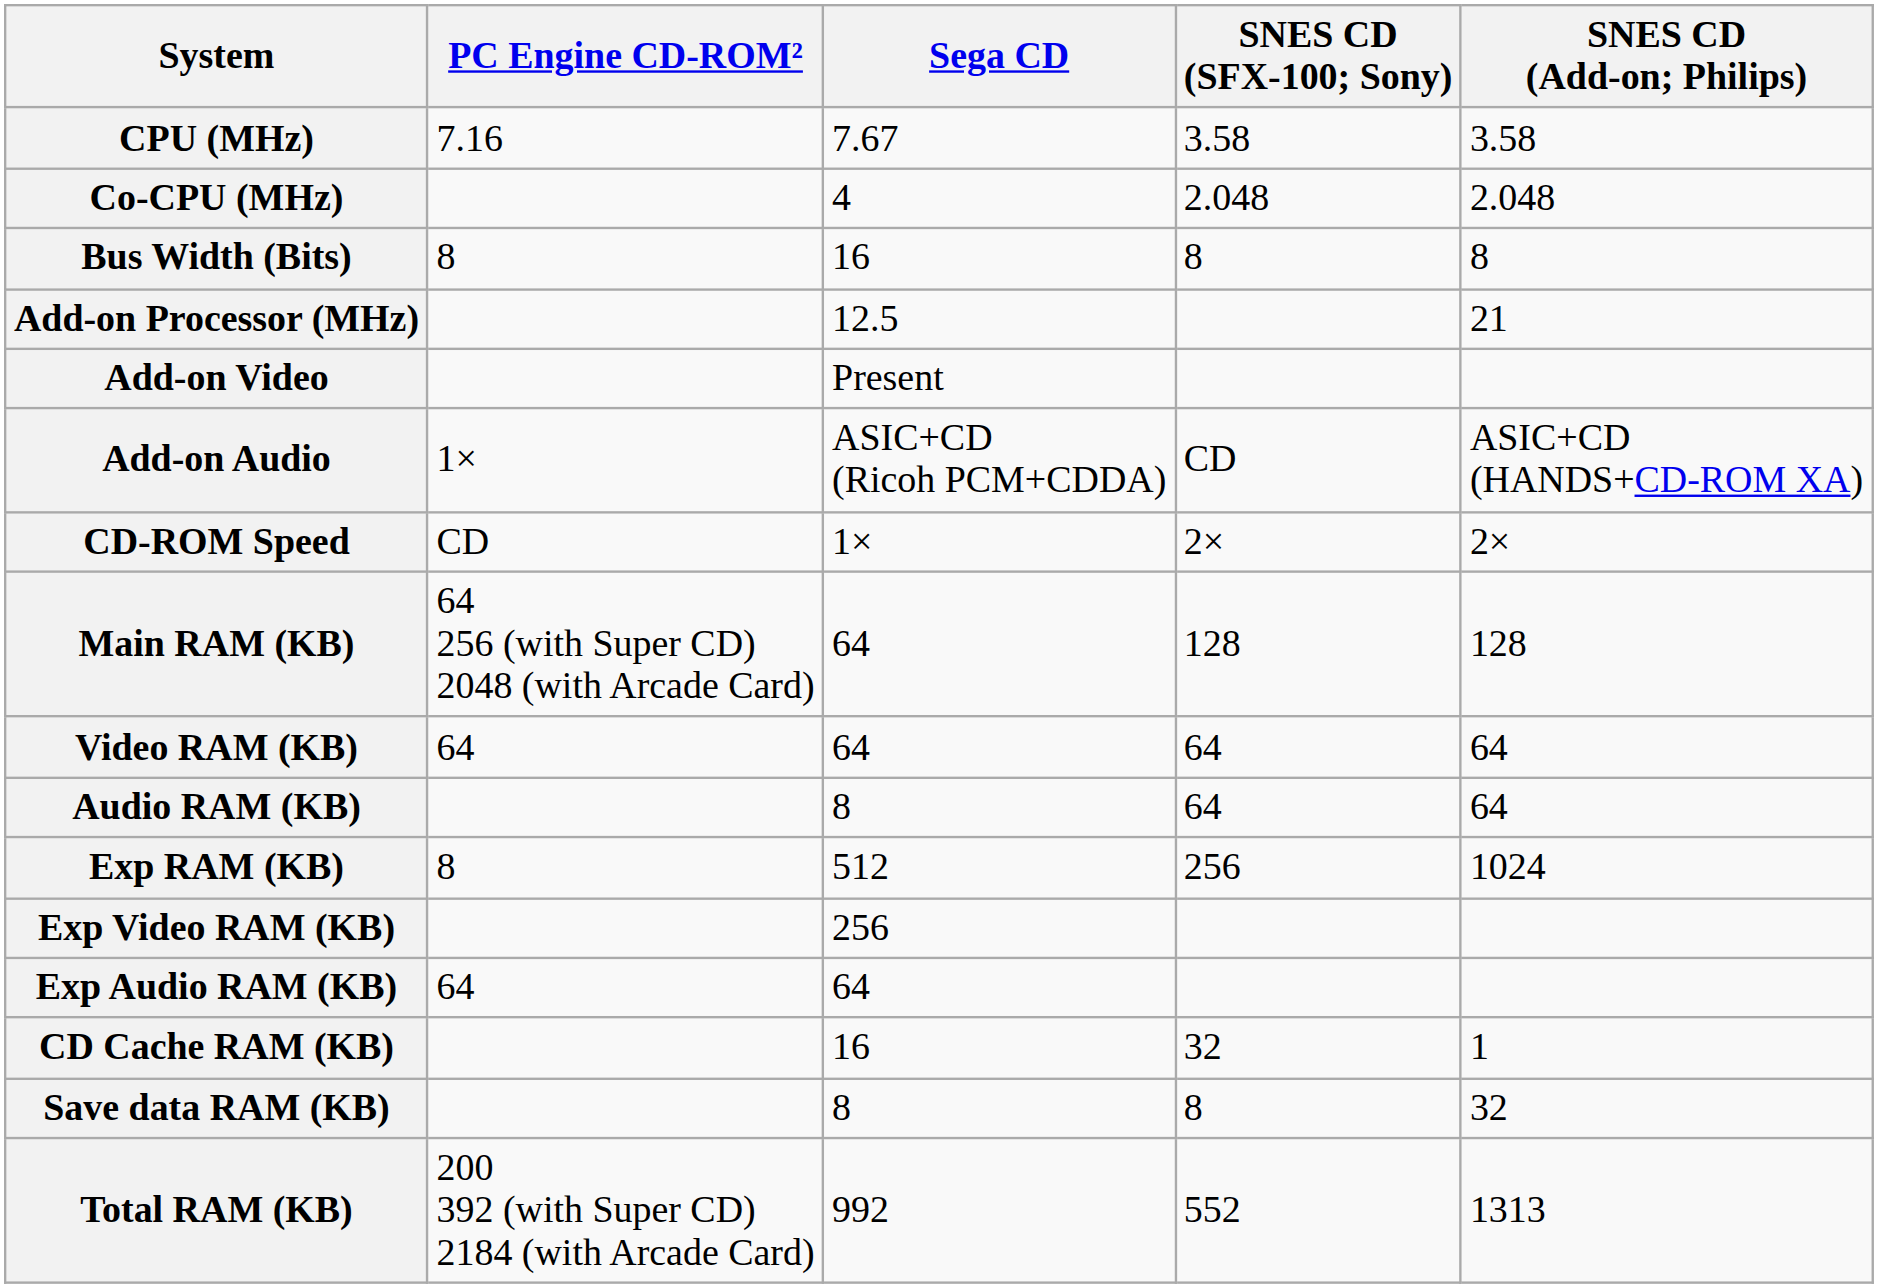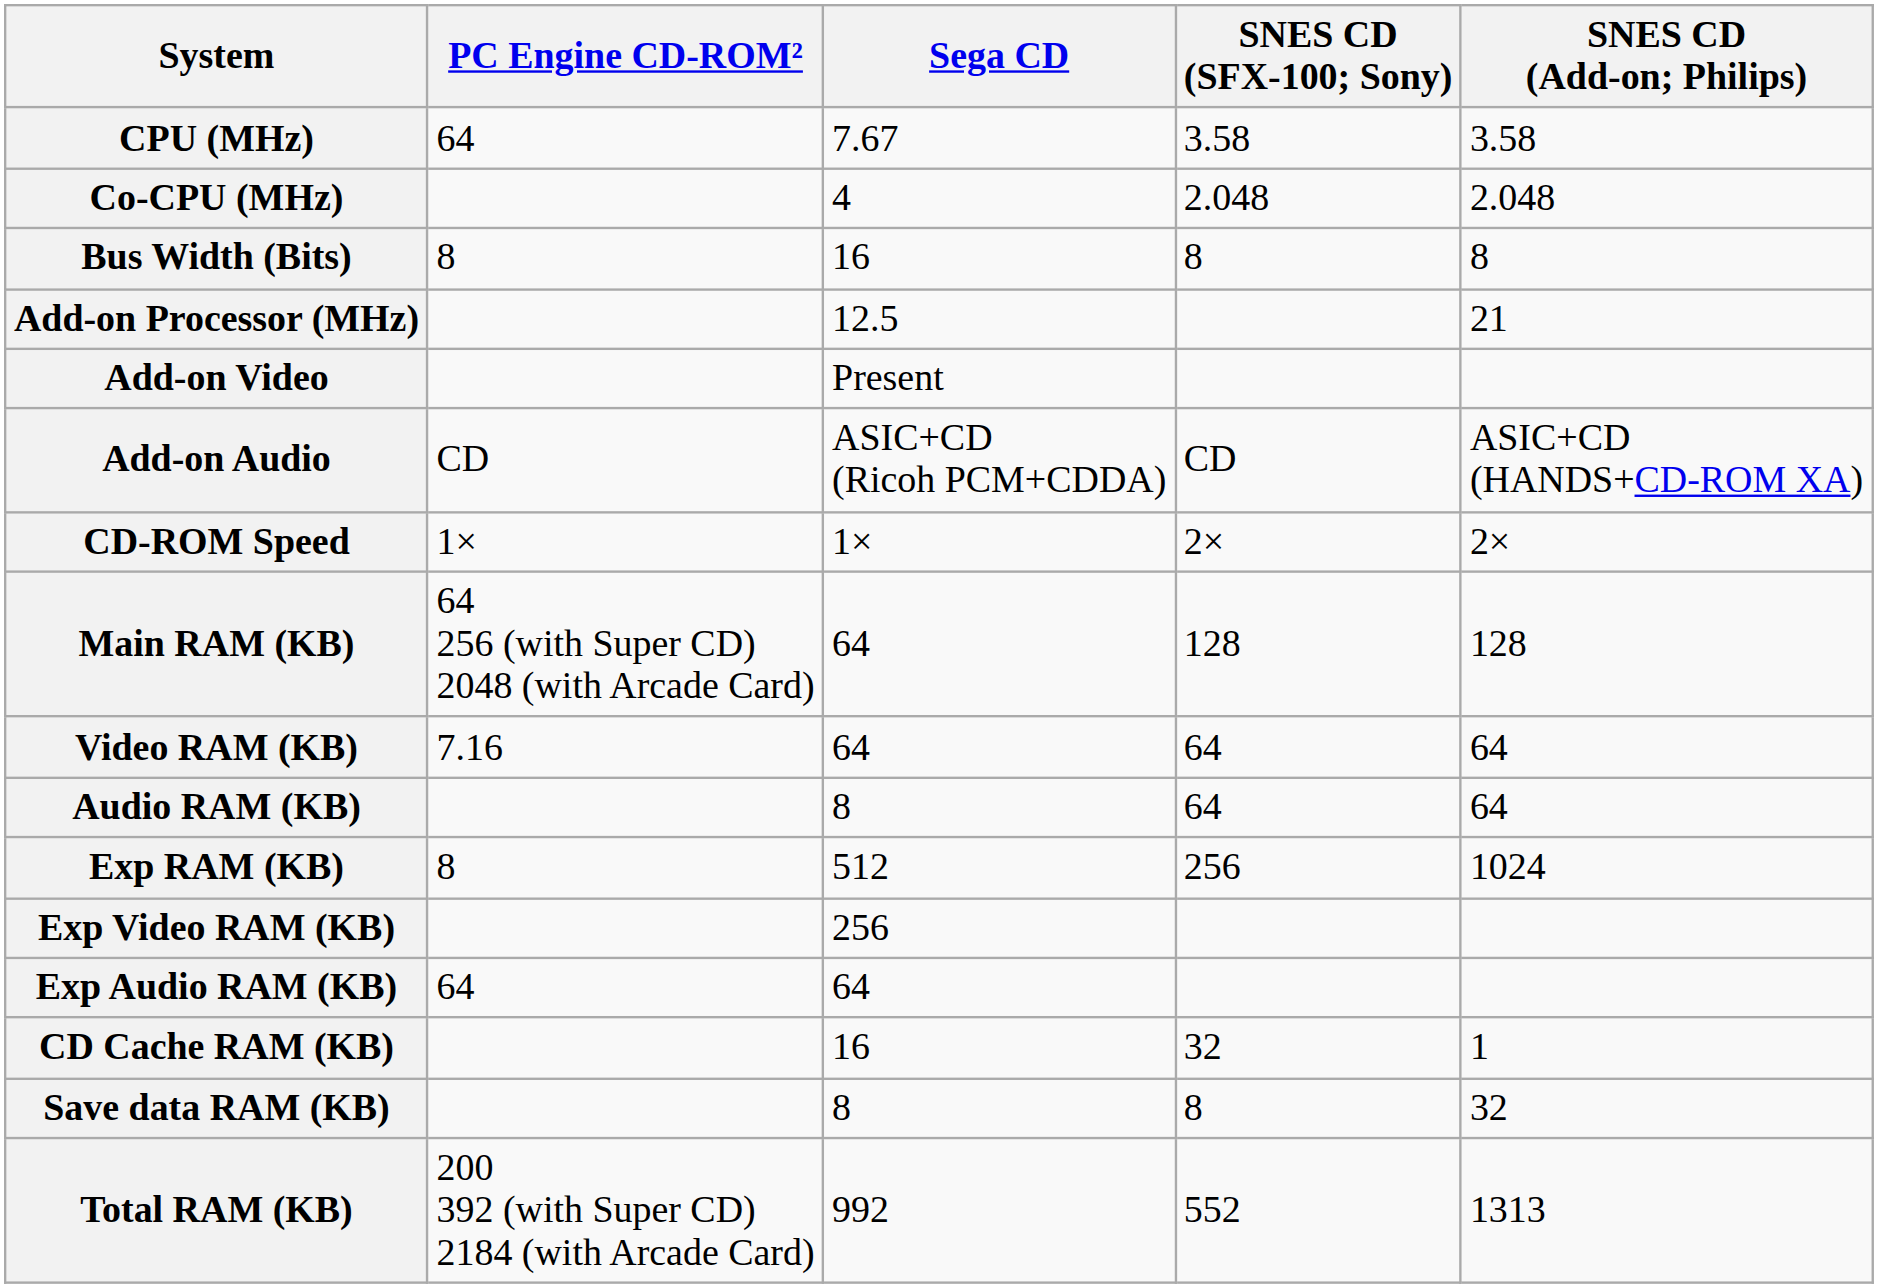(470, 137) 7.16 -> (455, 137) 64
(457, 459) 1× -> (463, 459) CD
(463, 540) CD -> (457, 540) 1×
(455, 746) 64 -> (470, 746) 7.16
